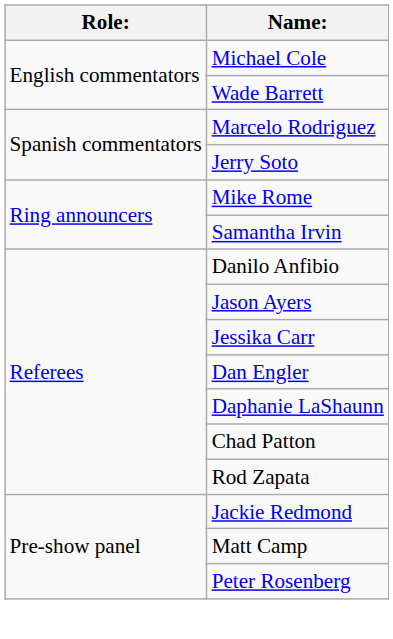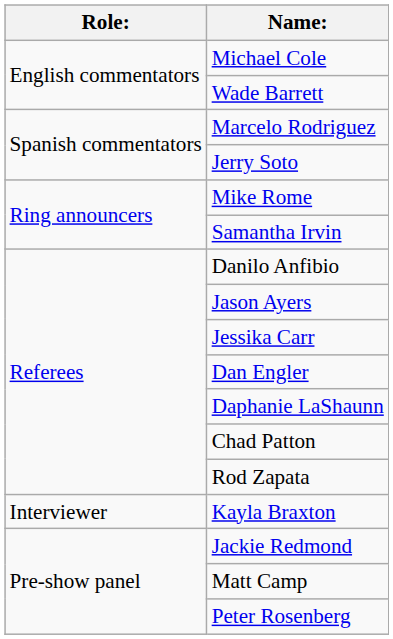+ row: (274, 511)
